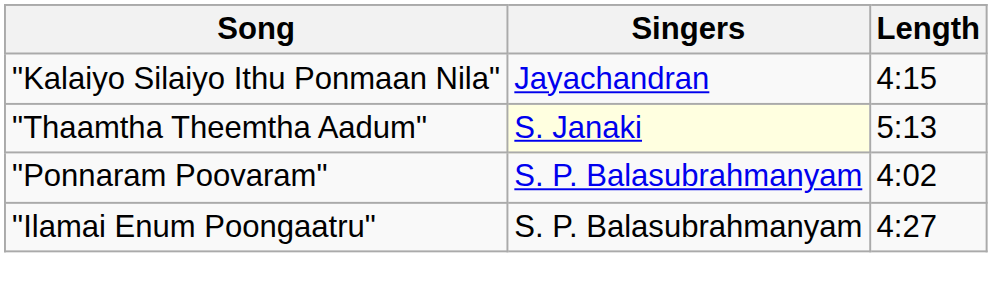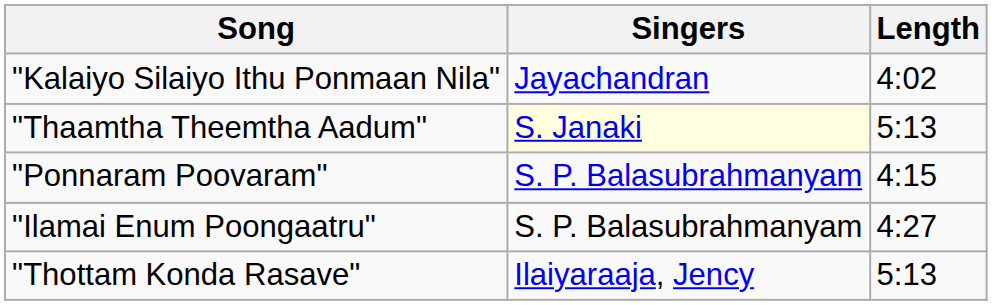(907, 78) 4:15 -> (907, 78) 4:02
(907, 176) 4:02 -> (907, 176) 4:15
+ row: (186, 275)
